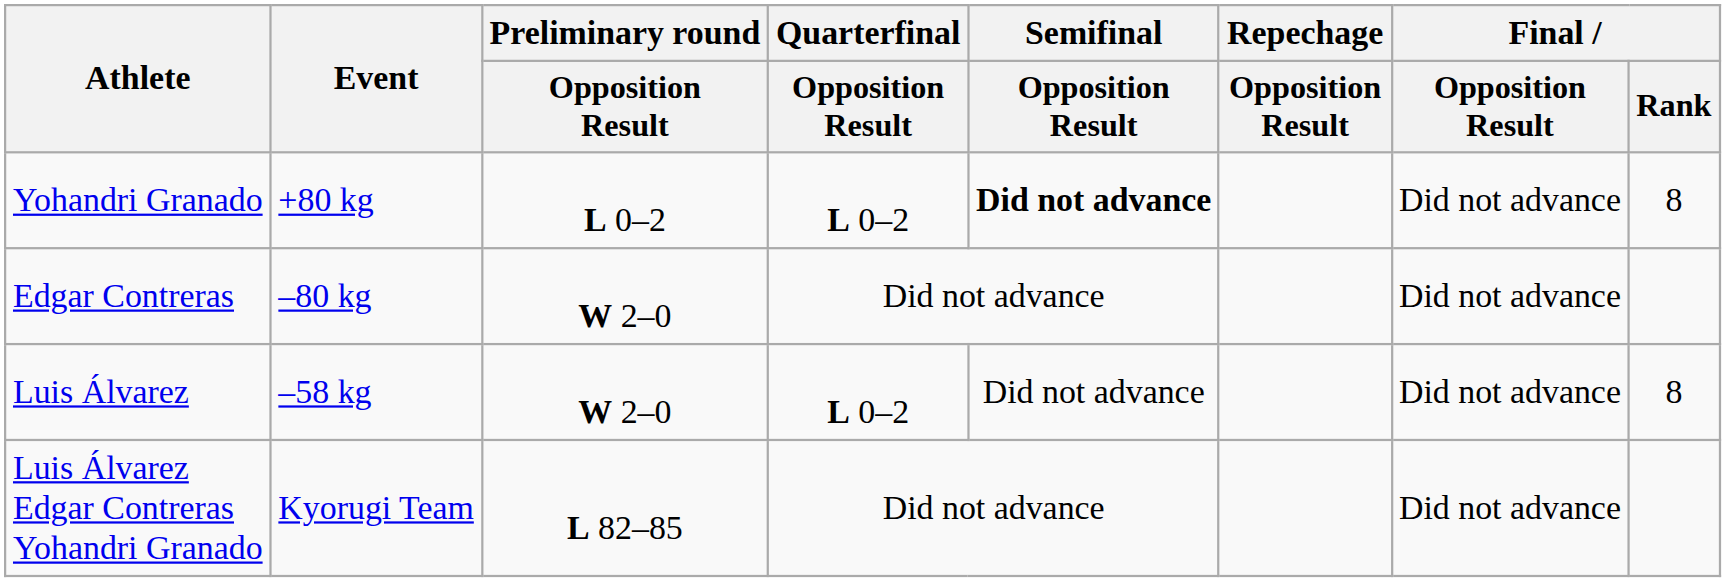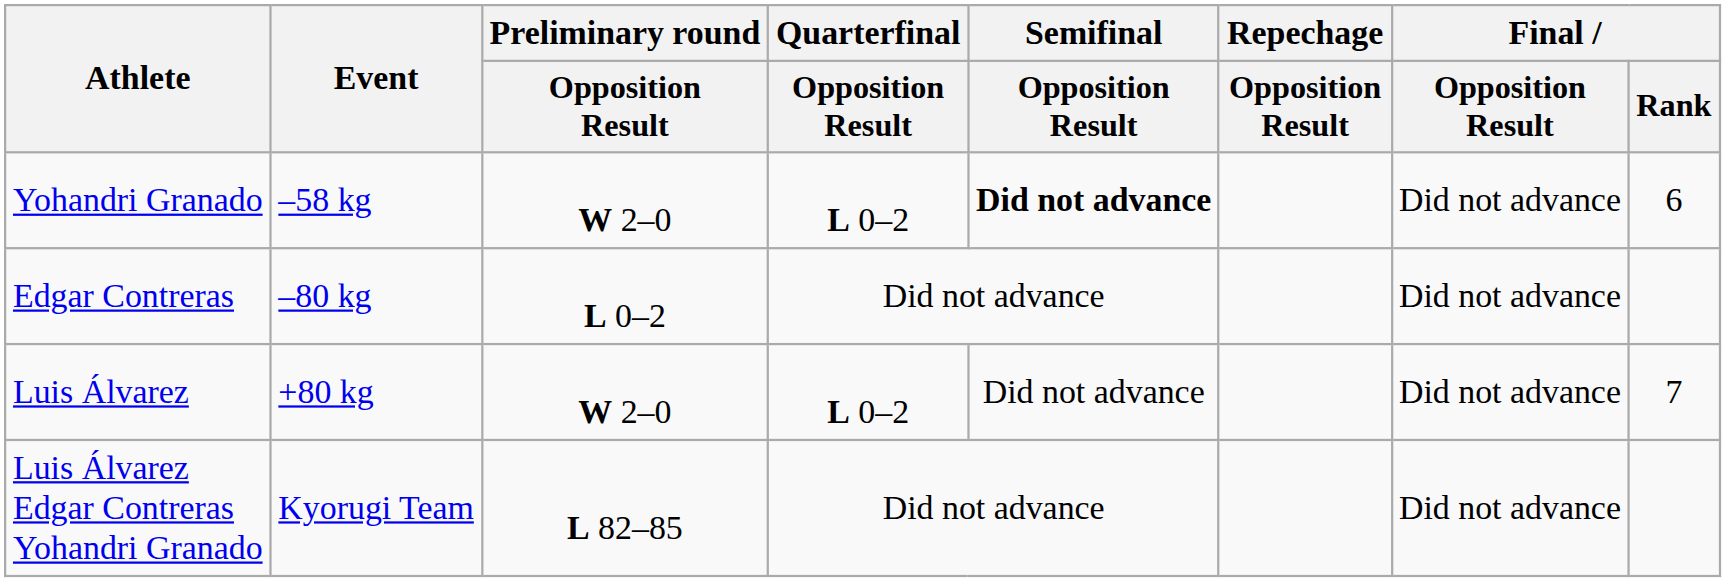(326, 199) +80 kg -> (325, 199) –58 kg
(625, 219) L 0–2 -> (625, 219) W 2–0
(1674, 199) 8 -> (1674, 199) 6
(625, 315) W 2–0 -> (625, 315) L 0–2
(325, 391) –58 kg -> (326, 391) +80 kg
(1674, 391) 8 -> (1674, 391) 7
